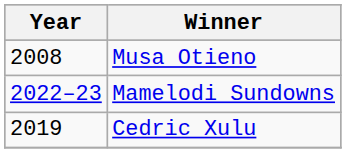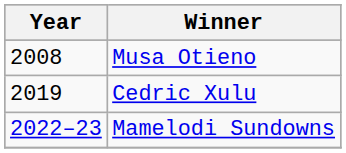rows swapped: (184, 129) <-> (224, 94)
